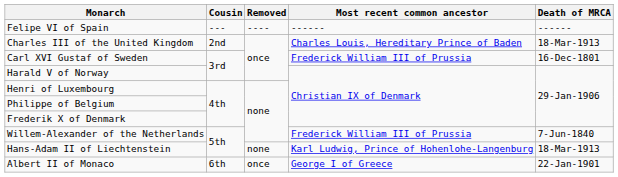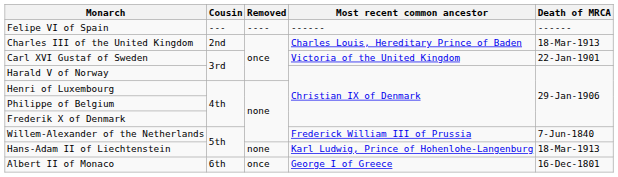(381, 58) Frederick William III of Prussia -> (375, 58) Victoria of the United Kingdom
(569, 58) 16-Dec-1801 -> (569, 58) 22-Jan-1901
(569, 165) 22-Jan-1901 -> (569, 165) 16-Dec-1801
